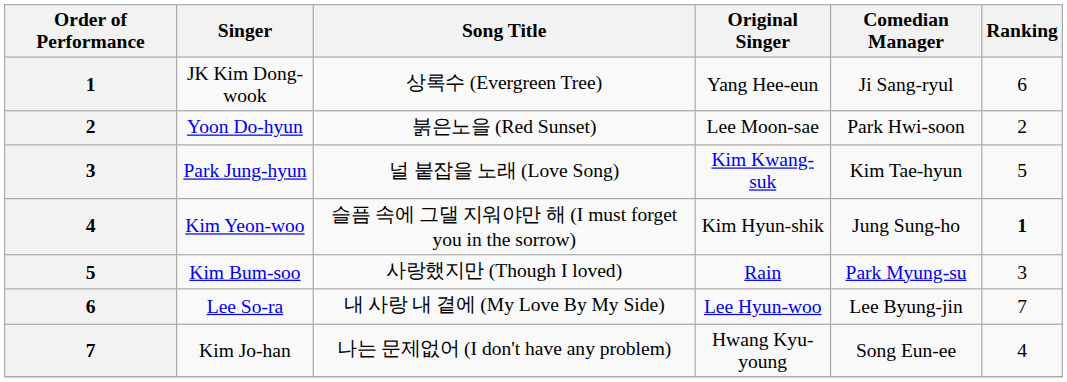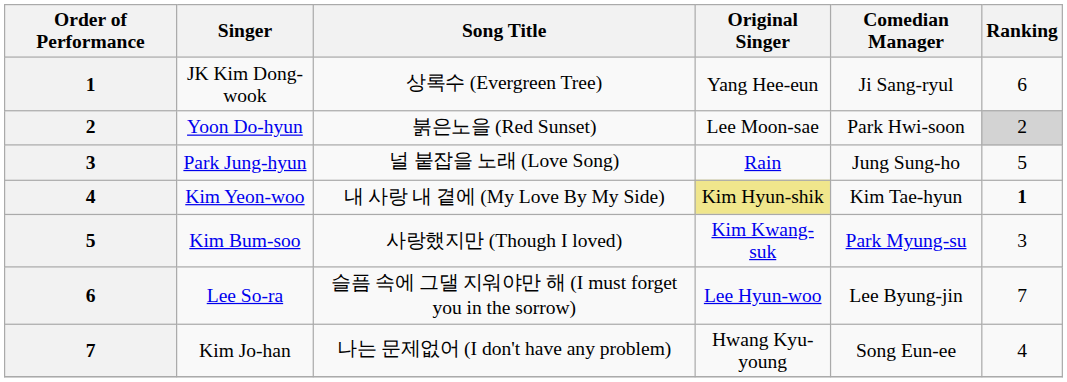(1022, 127) no background -> (1022, 127) lightgrey background
(763, 171) Kim Kwang-suk -> (763, 162) Rain
(906, 171) Kim Tae-hyun -> (906, 162) Jung Sung-ho
(504, 226) 슬픔 속에 그댈 지워야만 해 (I must forget you in the sorrow) -> (504, 196) 내 사랑 내 곁에 (My Love By My Side)
(763, 226) no background -> (763, 196) khaki background
(906, 226) Jung Sung-ho -> (906, 196) Kim Tae-hyun
(763, 271) Rain -> (763, 240) Kim Kwang-suk
(504, 305) 내 사랑 내 곁에 (My Love By My Side) -> (504, 296) 슬픔 속에 그댈 지워야만 해 (I must forget you in the sorrow)
